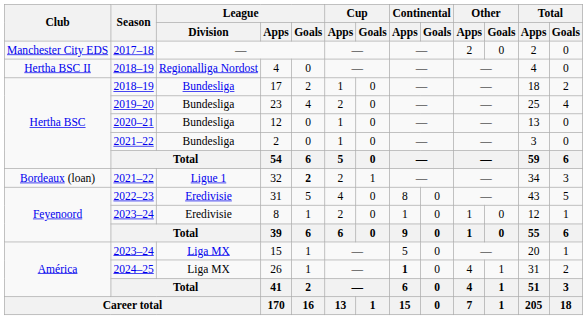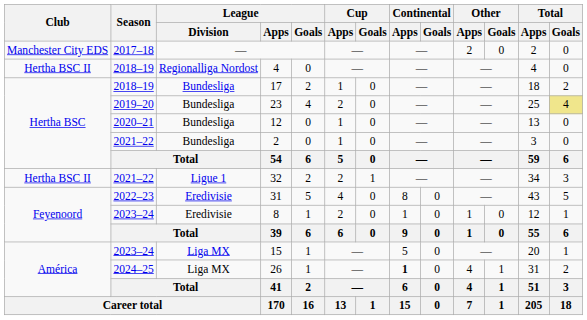(566, 104) no background -> (566, 104) khaki background
(58, 178) Bordeaux (loan) -> (58, 178) Hertha BSC II
(308, 178) bold -> (308, 178) normal
